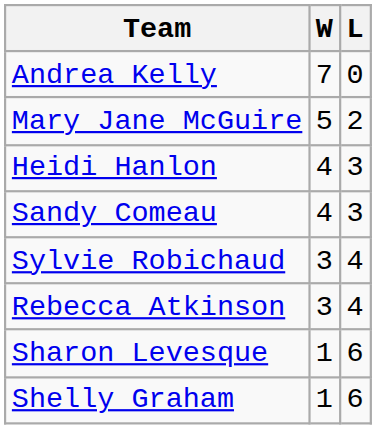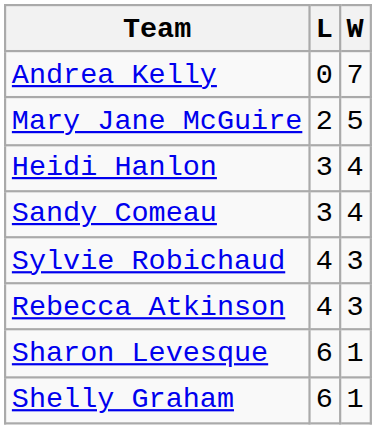columns swapped: (324, 28) <-> (355, 28)
